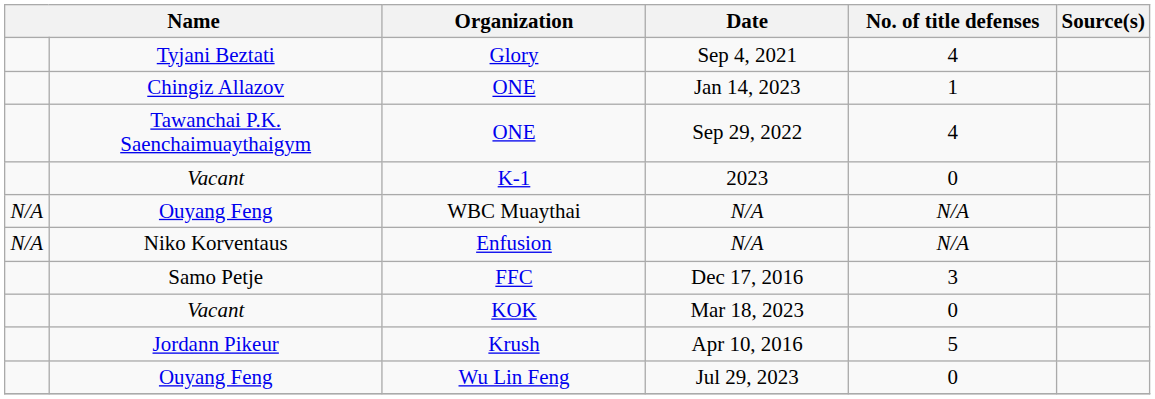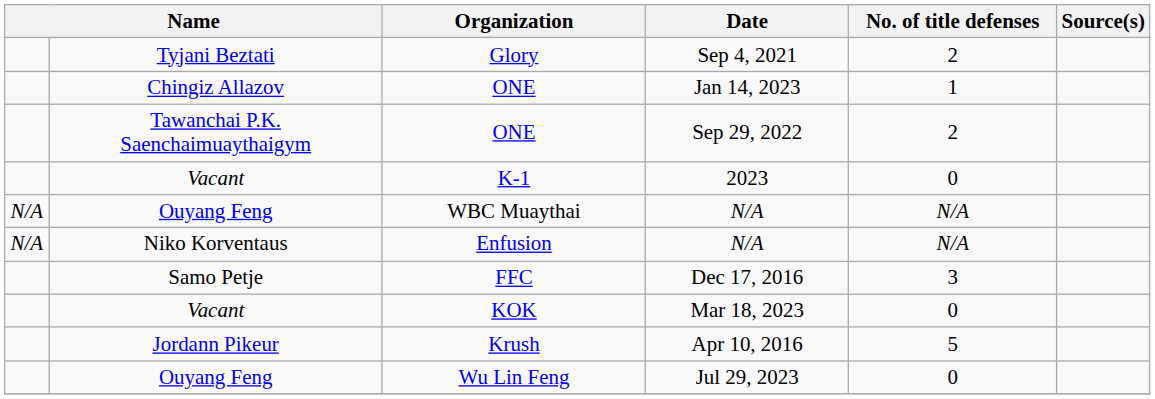(953, 54) 4 -> (953, 54) 2
(953, 132) 4 -> (953, 132) 2
